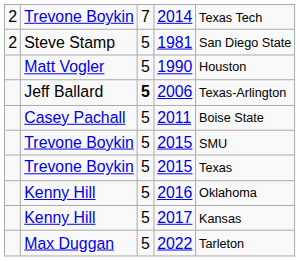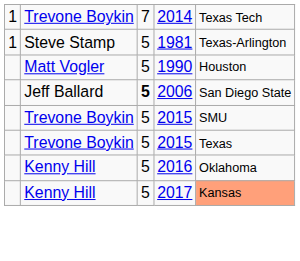(13, 17) 2 -> (13, 17) 1
(13, 42) 2 -> (13, 42) 1
(245, 42) San Diego State -> (243, 42) Texas-Arlington
(243, 92) Texas-Arlington -> (245, 92) San Diego State
- row: (75, 117)
(220, 218) no background -> (220, 193) lightsalmon background
- row: (69, 243)
